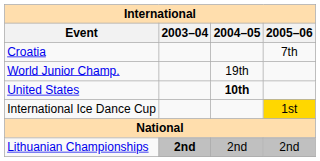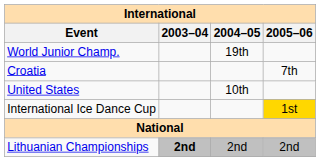rows swapped: (63, 71) <-> (26, 52)
(237, 90) bold -> (237, 90) normal
